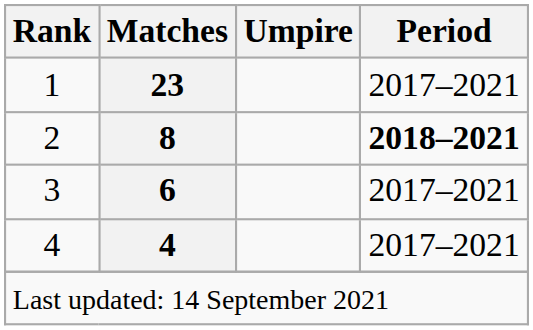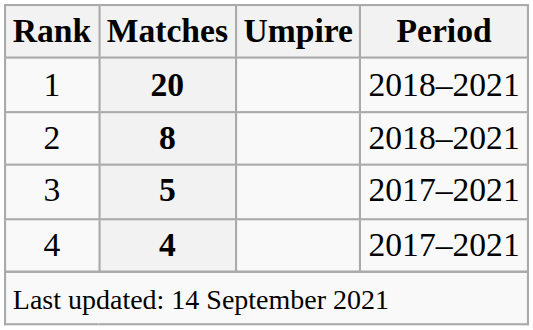(167, 84) 23 -> (167, 84) 20
(444, 84) 2017–2021 -> (444, 84) 2018–2021
(444, 137) bold -> (444, 137) normal
(167, 191) 6 -> (167, 191) 5
